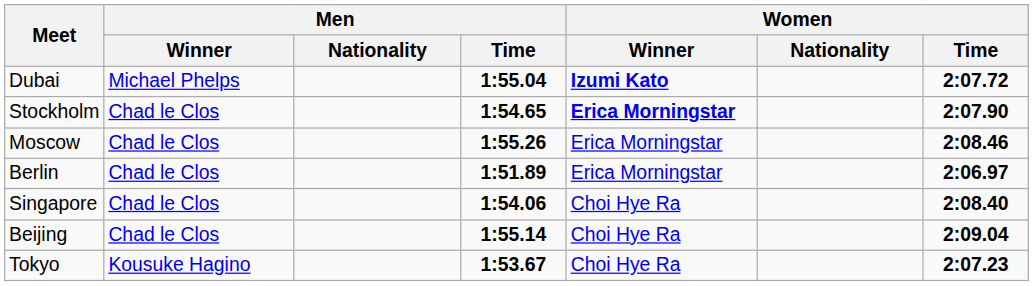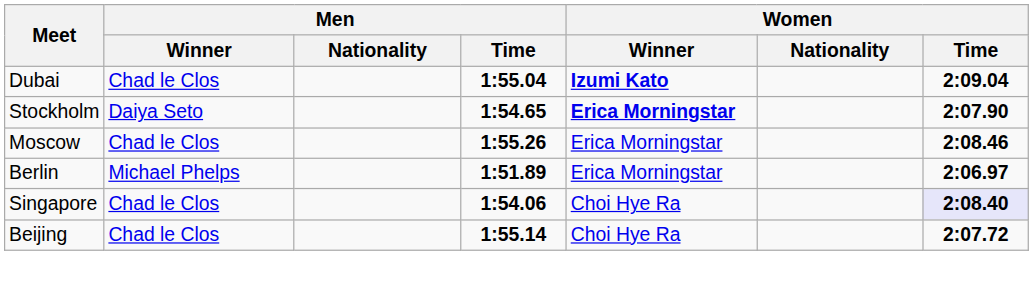(174, 81) Michael Phelps -> (164, 81) Chad le Clos
(976, 81) 2:07.72 -> (976, 81) 2:09.04
(164, 111) Chad le Clos -> (156, 111) Daiya Seto
(164, 173) Chad le Clos -> (174, 173) Michael Phelps
(976, 204) no background -> (976, 204) lavender background
(976, 234) 2:09.04 -> (976, 234) 2:07.72
- row: (34, 265)
